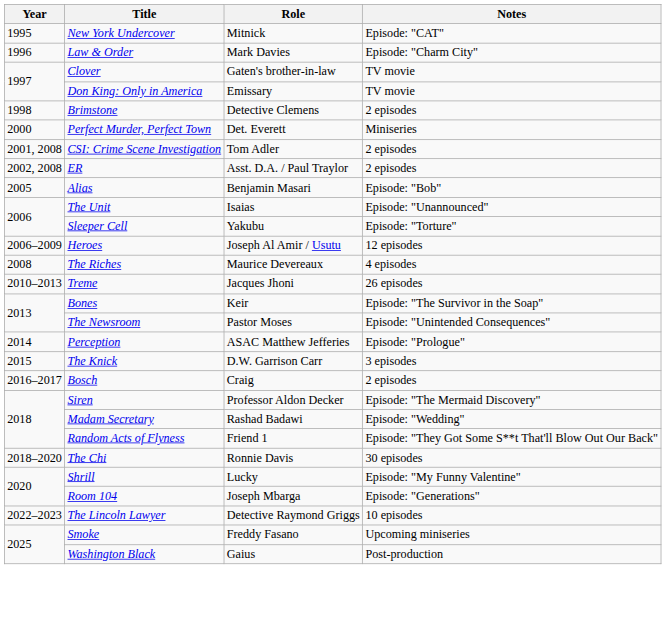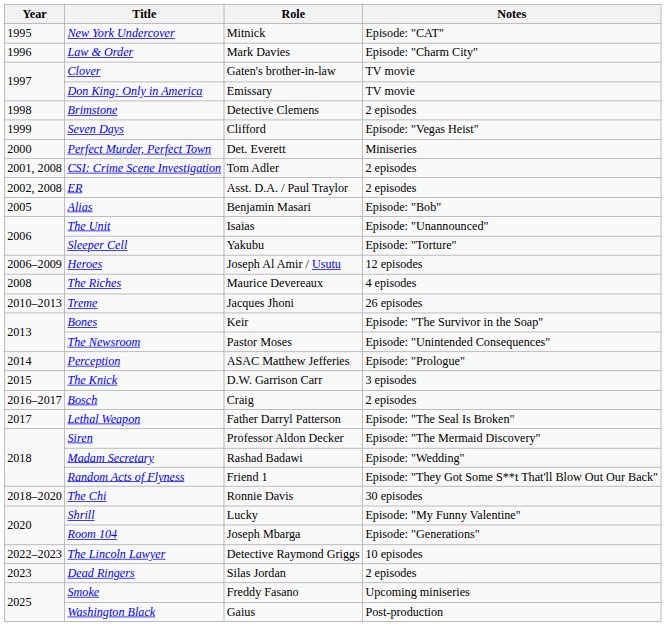+ row: (96, 129)
+ row: (104, 419)
+ row: (101, 573)
